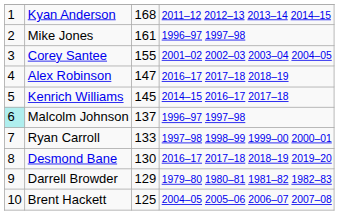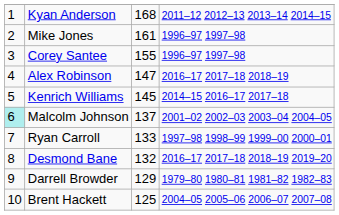(247, 56) 2001–02 2002–03 2003–04 2004–05 -> (203, 56) 1996–97 1997–98
(203, 117) 1996–97 1997–98 -> (247, 117) 2001–02 2002–03 2003–04 2004–05
(145, 158) 130 -> (145, 158) 132
